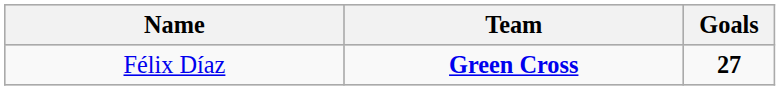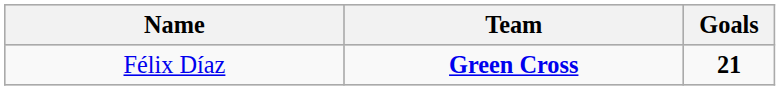(729, 64) 27 -> (729, 64) 21
